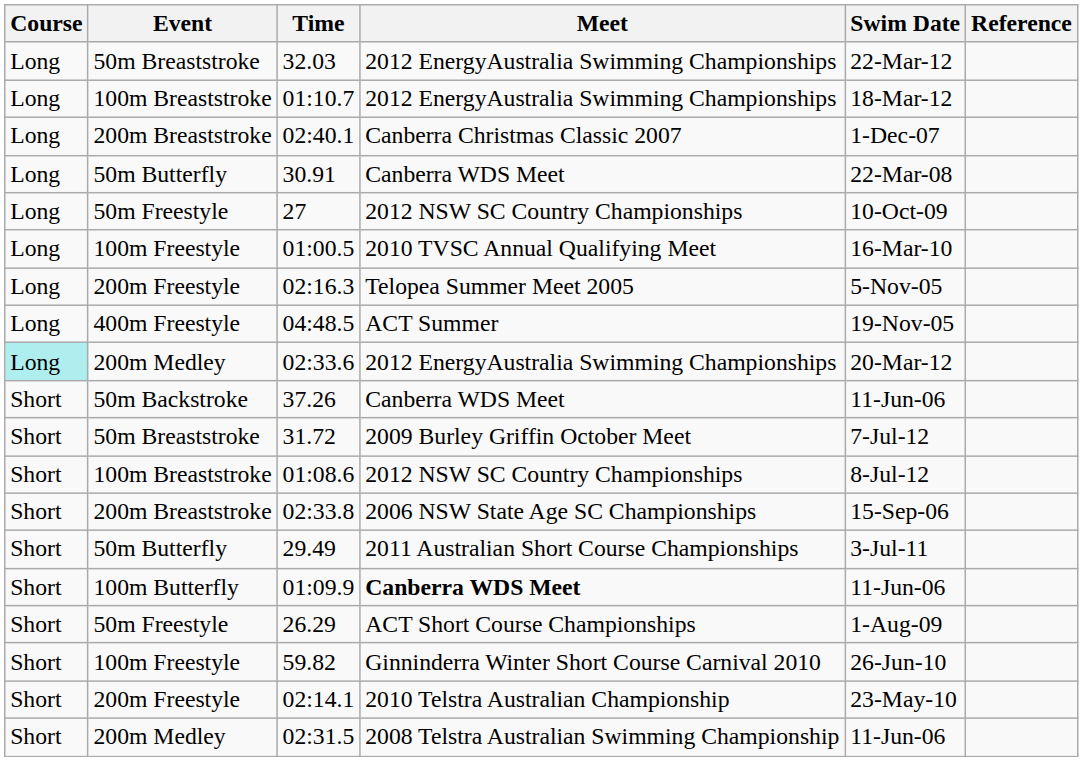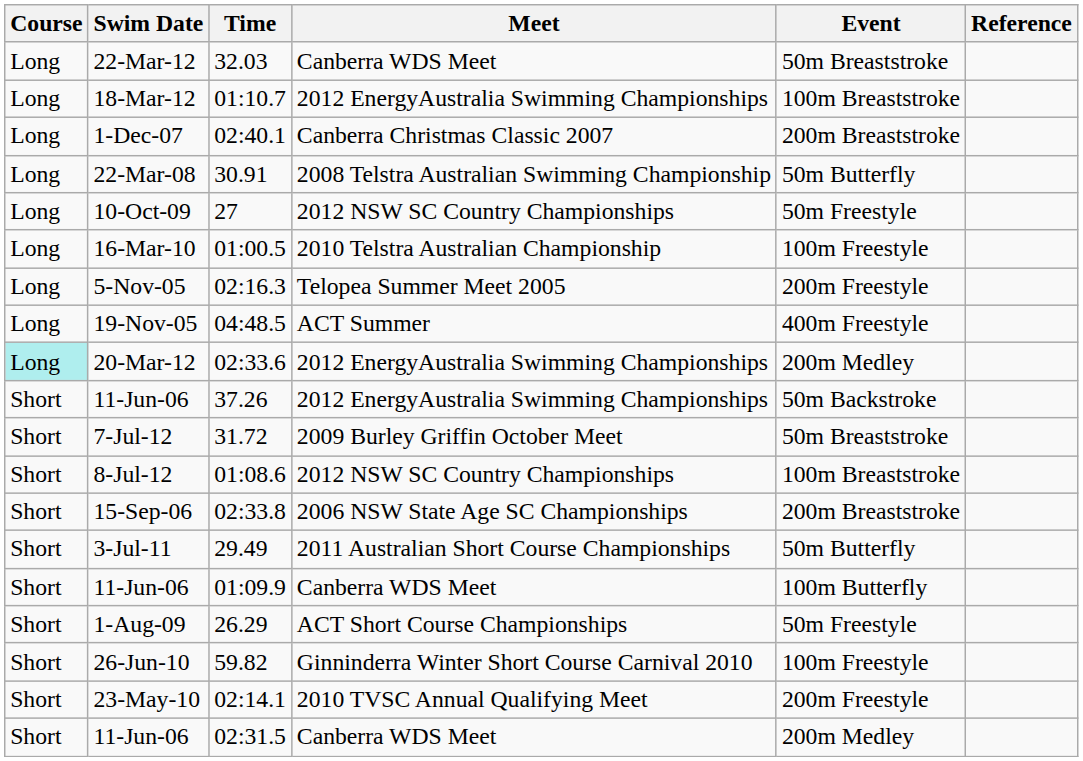columns swapped: (183, 23) <-> (905, 23)
(601, 60) 2012 EnergyAustralia Swimming Championships -> (397, 60) Canberra WDS Meet
(465, 173) Canberra WDS Meet -> (534, 173) 2008 Telstra Australian Swimming Championship
(541, 248) 2010 TVSC Annual Qualifying Meet -> (479, 248) 2010 Telstra Australian Championship
(465, 398) Canberra WDS Meet -> (532, 398) 2012 EnergyAustralia Swimming Championships
(473, 586) bold -> (397, 586) normal
(547, 699) 2010 Telstra Australian Championship -> (472, 699) 2010 TVSC Annual Qualifying Meet
(602, 736) 2008 Telstra Australian Swimming Championship -> (397, 736) Canberra WDS Meet
